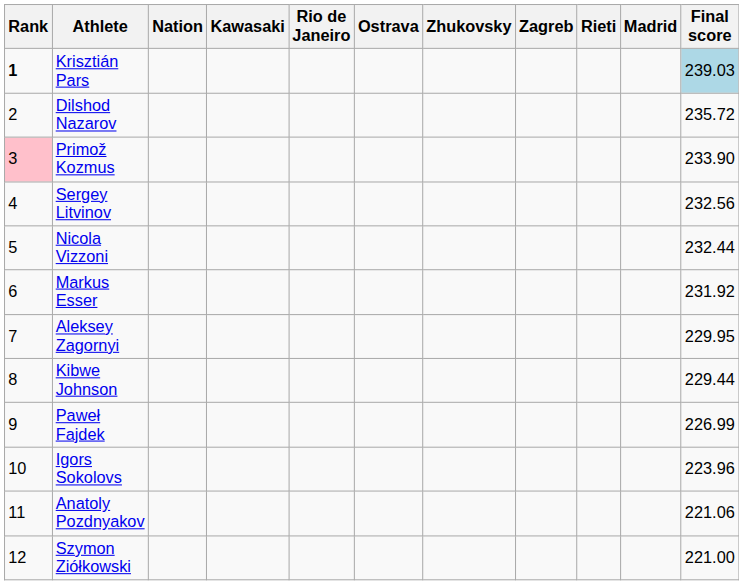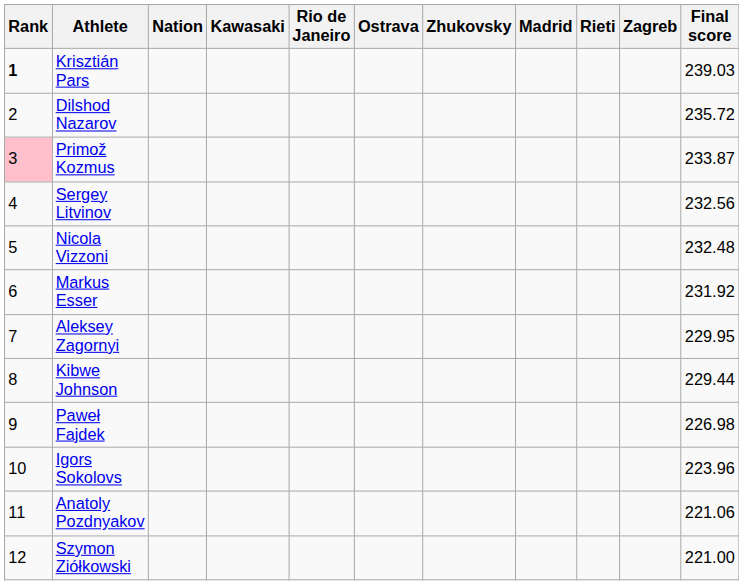columns swapped: (651, 26) <-> (546, 26)
(710, 70) lightblue background -> (710, 70) no background
(710, 159) 233.90 -> (710, 159) 233.87
(710, 247) 232.44 -> (710, 247) 232.48
(710, 424) 226.99 -> (710, 424) 226.98
